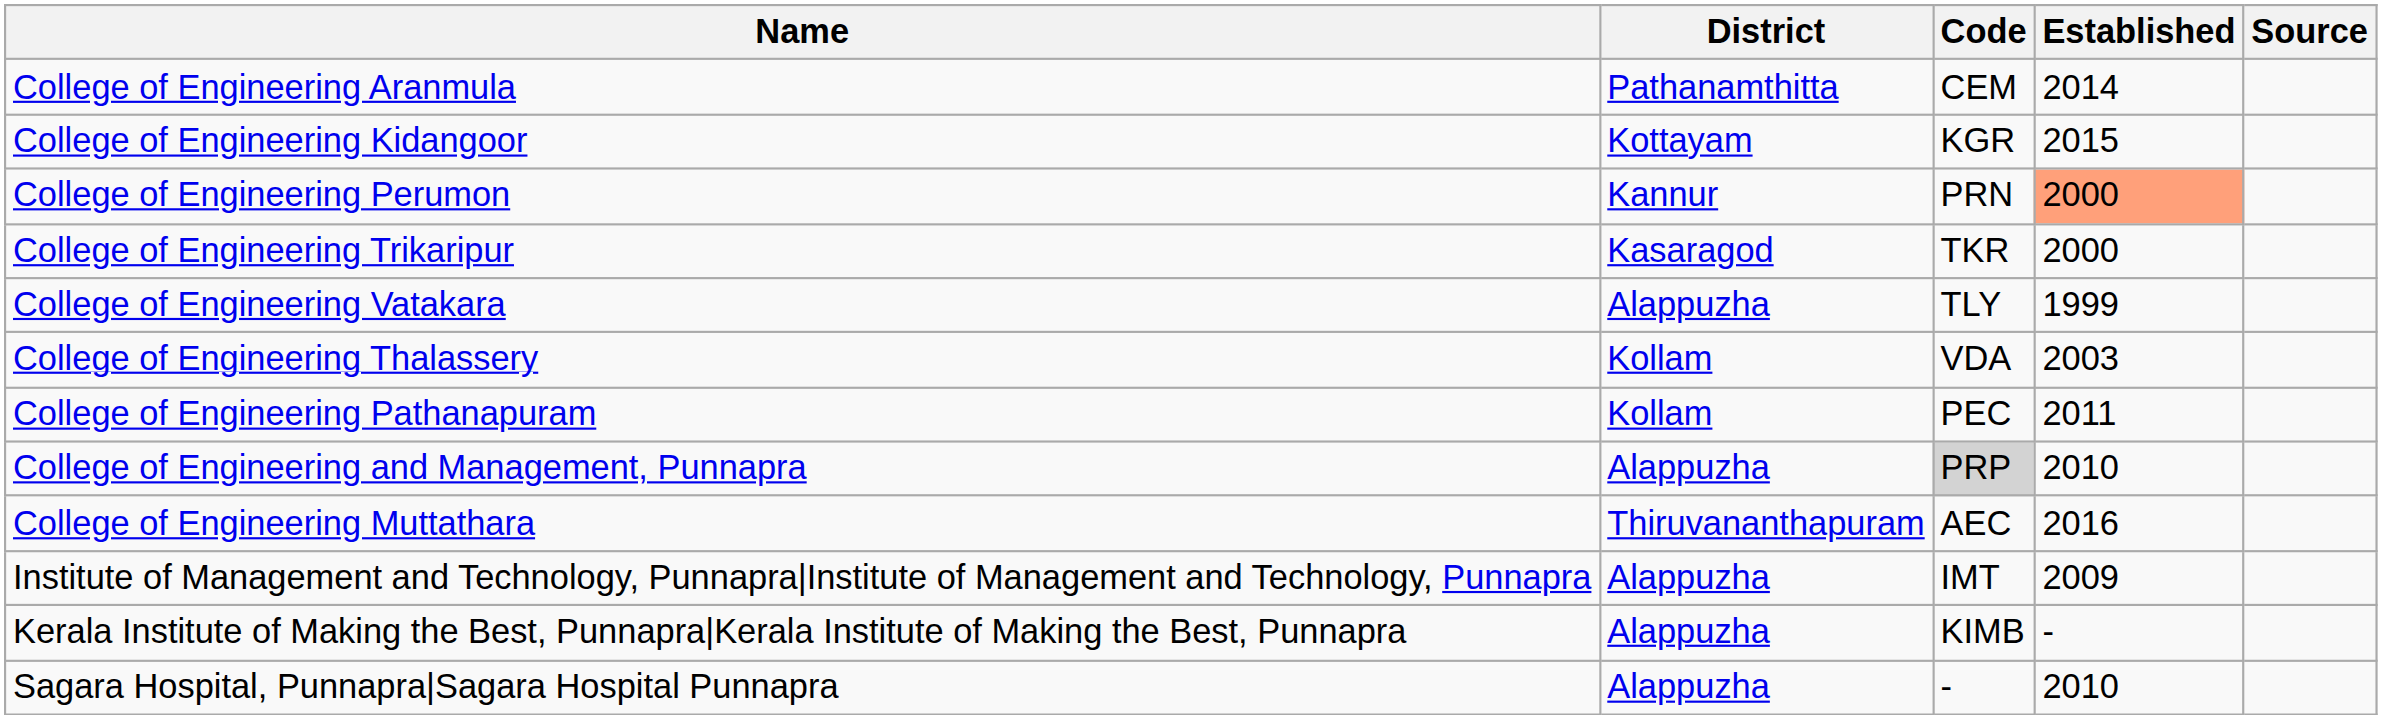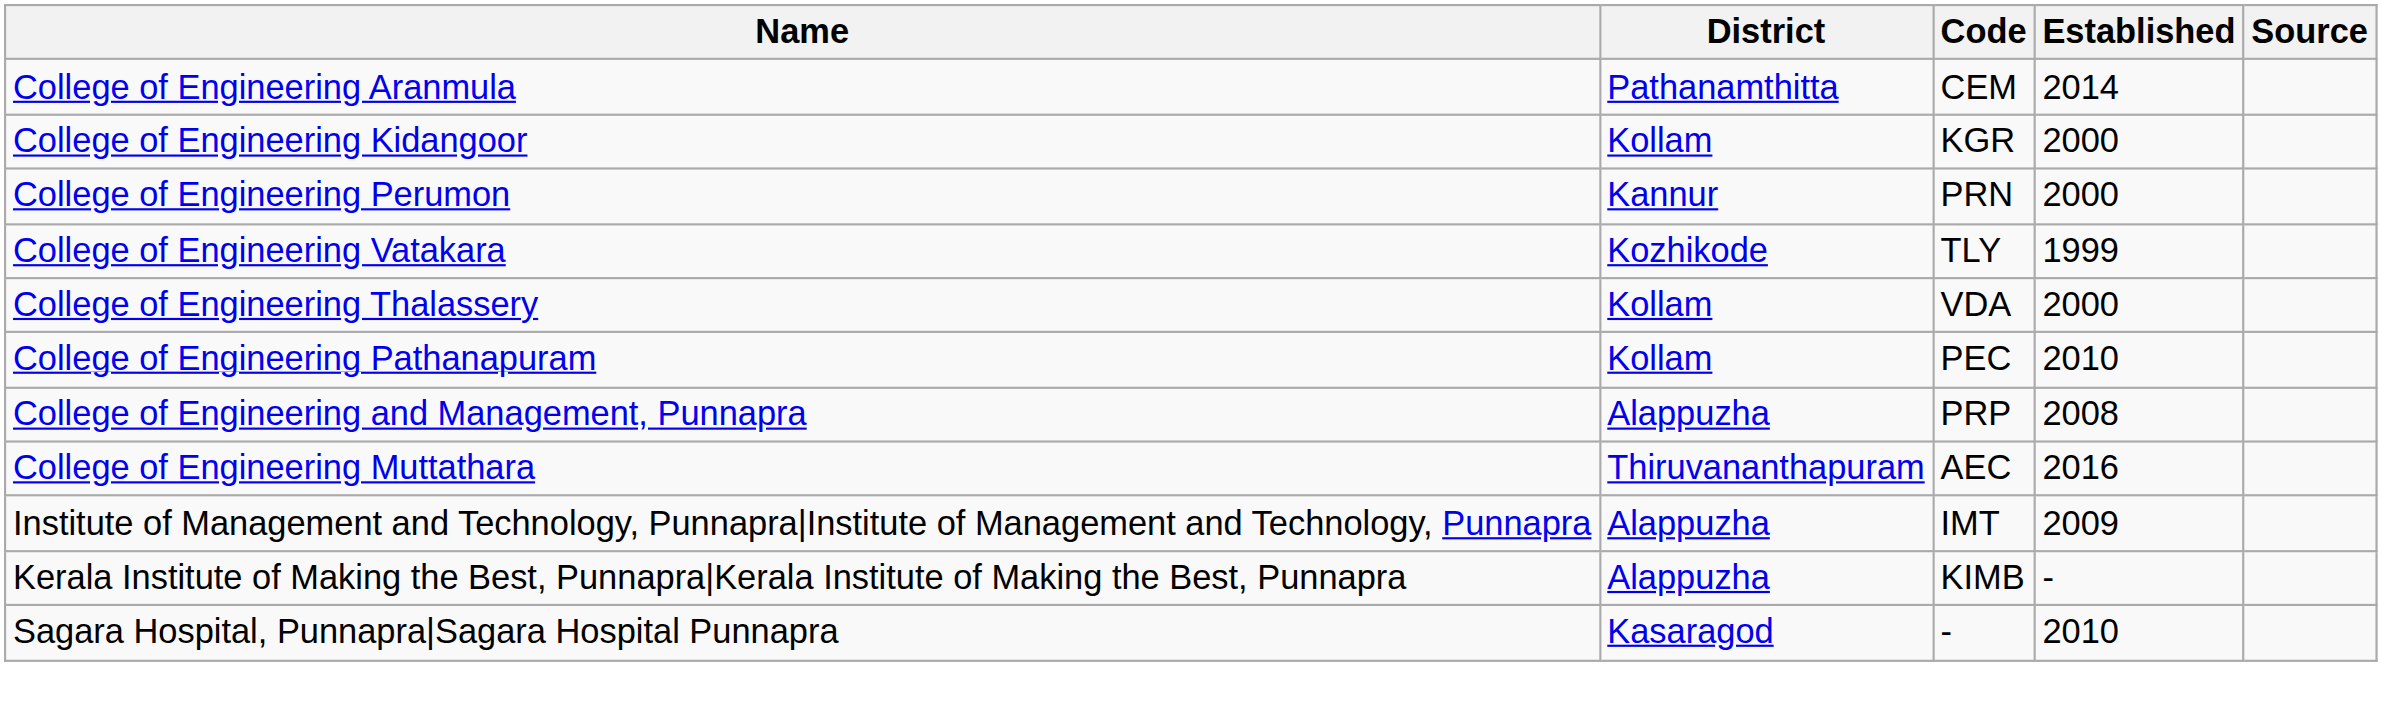(1680, 140) Kottayam -> (1660, 140) Kollam
(2081, 140) 2015 -> (2081, 140) 2000
(2081, 195) lightsalmon background -> (2081, 195) no background
- row: (263, 250)
(1689, 304) Alappuzha -> (1688, 250) Kozhikode
(2081, 359) 2003 -> (2081, 304) 2000
(2079, 413) 2011 -> (2081, 359) 2010
(1976, 468) lightgrey background -> (1976, 413) no background
(2081, 468) 2010 -> (2081, 413) 2008
(1689, 686) Alappuzha -> (1690, 631) Kasaragod
